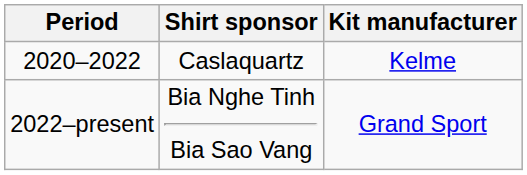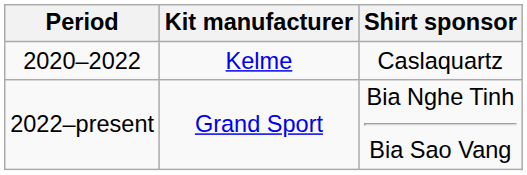columns swapped: (423, 23) <-> (241, 23)
